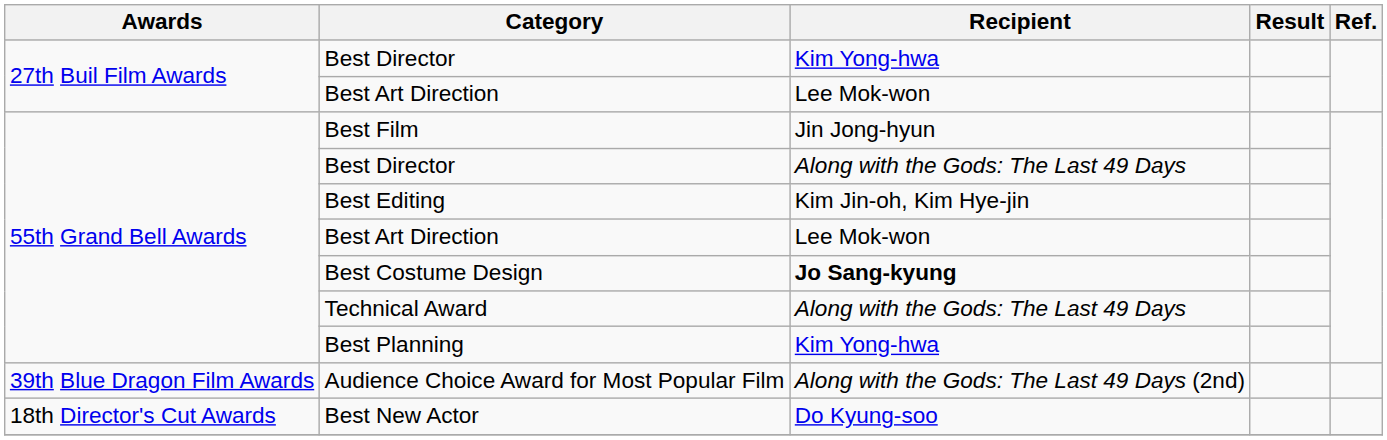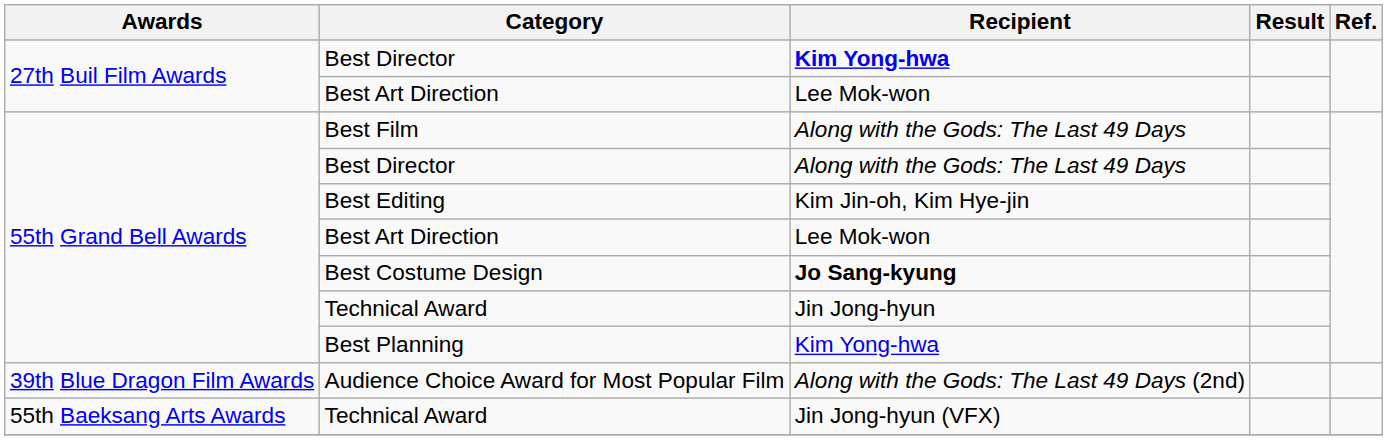(867, 58) normal -> (872, 58) bold
(865, 129) Jin Jong-hyun -> (990, 129) Along with the Gods: The Last 49 Days
(990, 308) Along with the Gods: The Last 49 Days -> (865, 308) Jin Jong-hyun
- row: (143, 415)
+ row: (148, 415)
